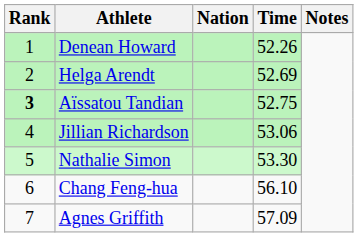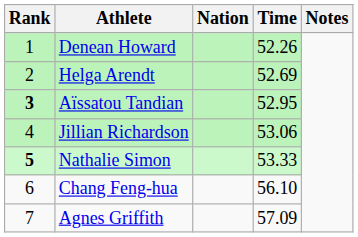(277, 103) 52.75 -> (277, 103) 52.95
(30, 160) normal -> (30, 160) bold
(277, 160) 53.30 -> (277, 160) 53.33
